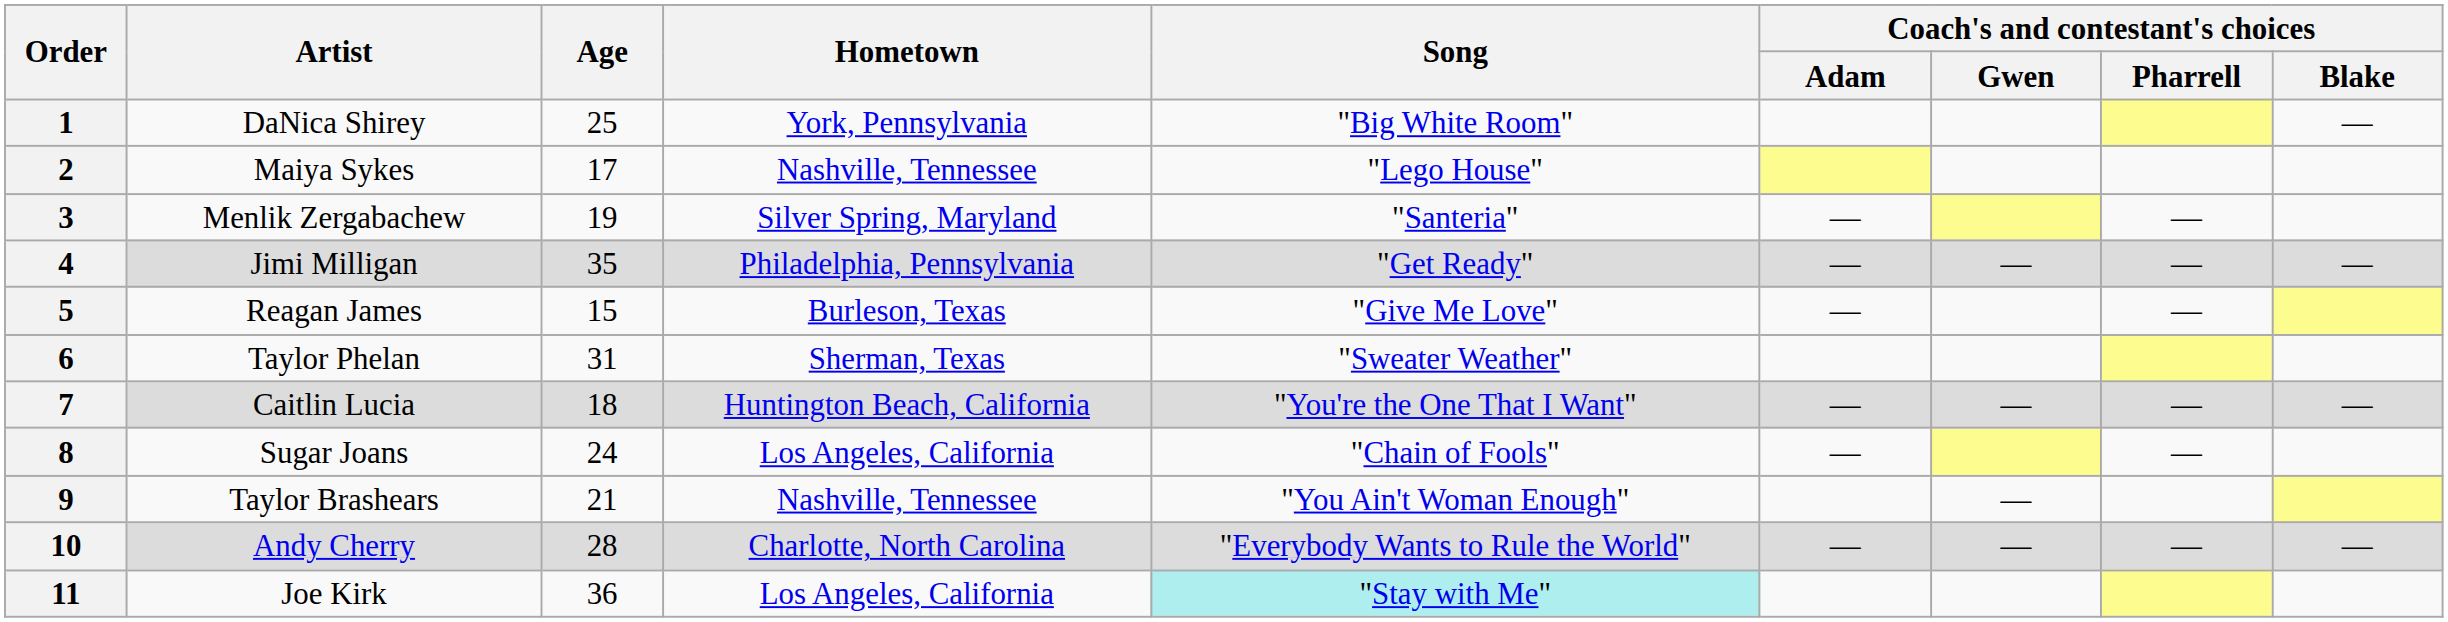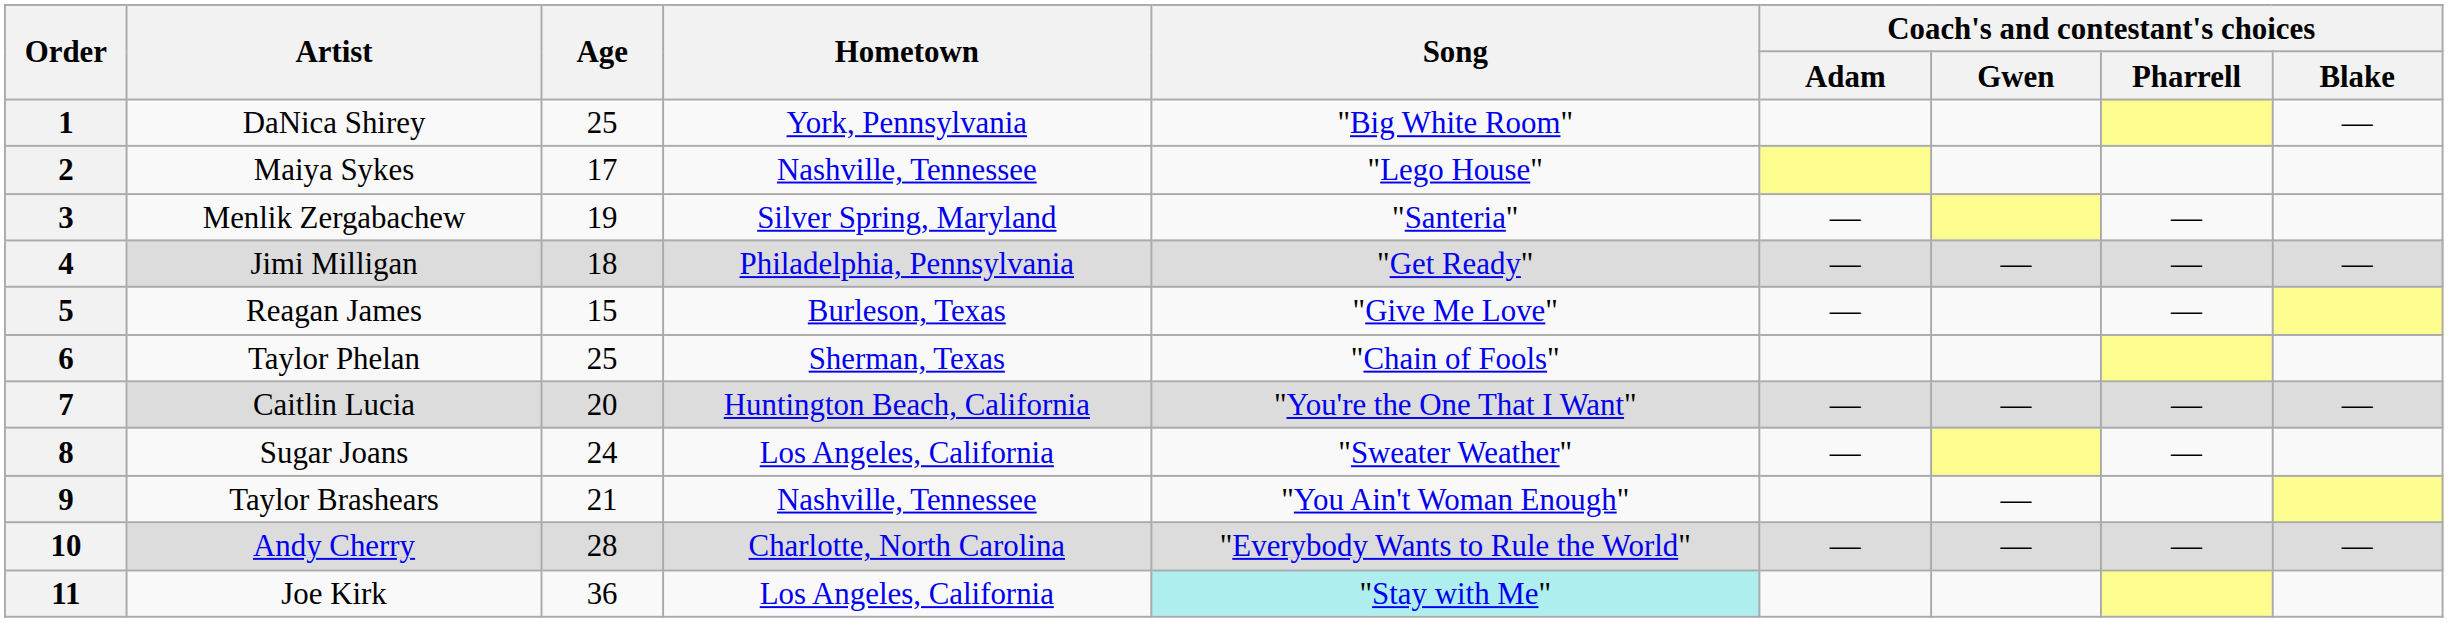(602, 264) 35 -> (602, 264) 18
(602, 358) 31 -> (602, 358) 25
(1455, 358) "Sweater Weather" -> (1455, 358) "Chain of Fools"
(602, 405) 18 -> (602, 405) 20
(1455, 452) "Chain of Fools" -> (1455, 452) "Sweater Weather"
